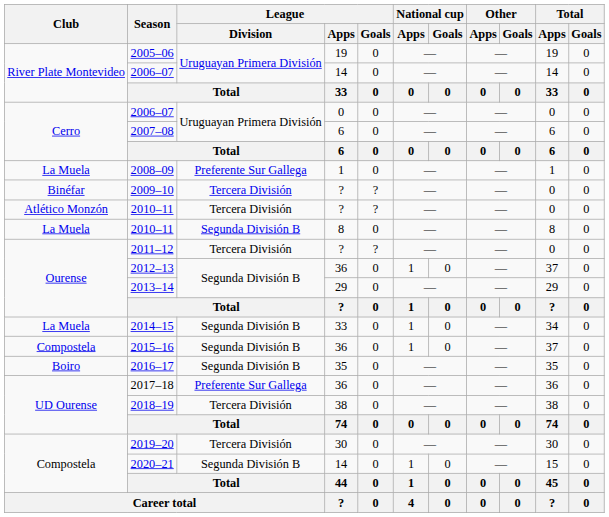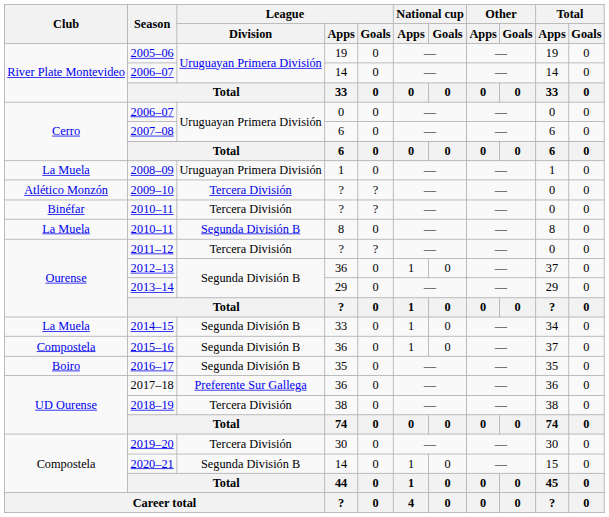(251, 170) Preferente Sur Gallega -> (251, 170) Uruguayan Primera División
(66, 190) Binéfar -> (66, 190) Atlético Monzón
(66, 209) Atlético Monzón -> (66, 209) Binéfar
